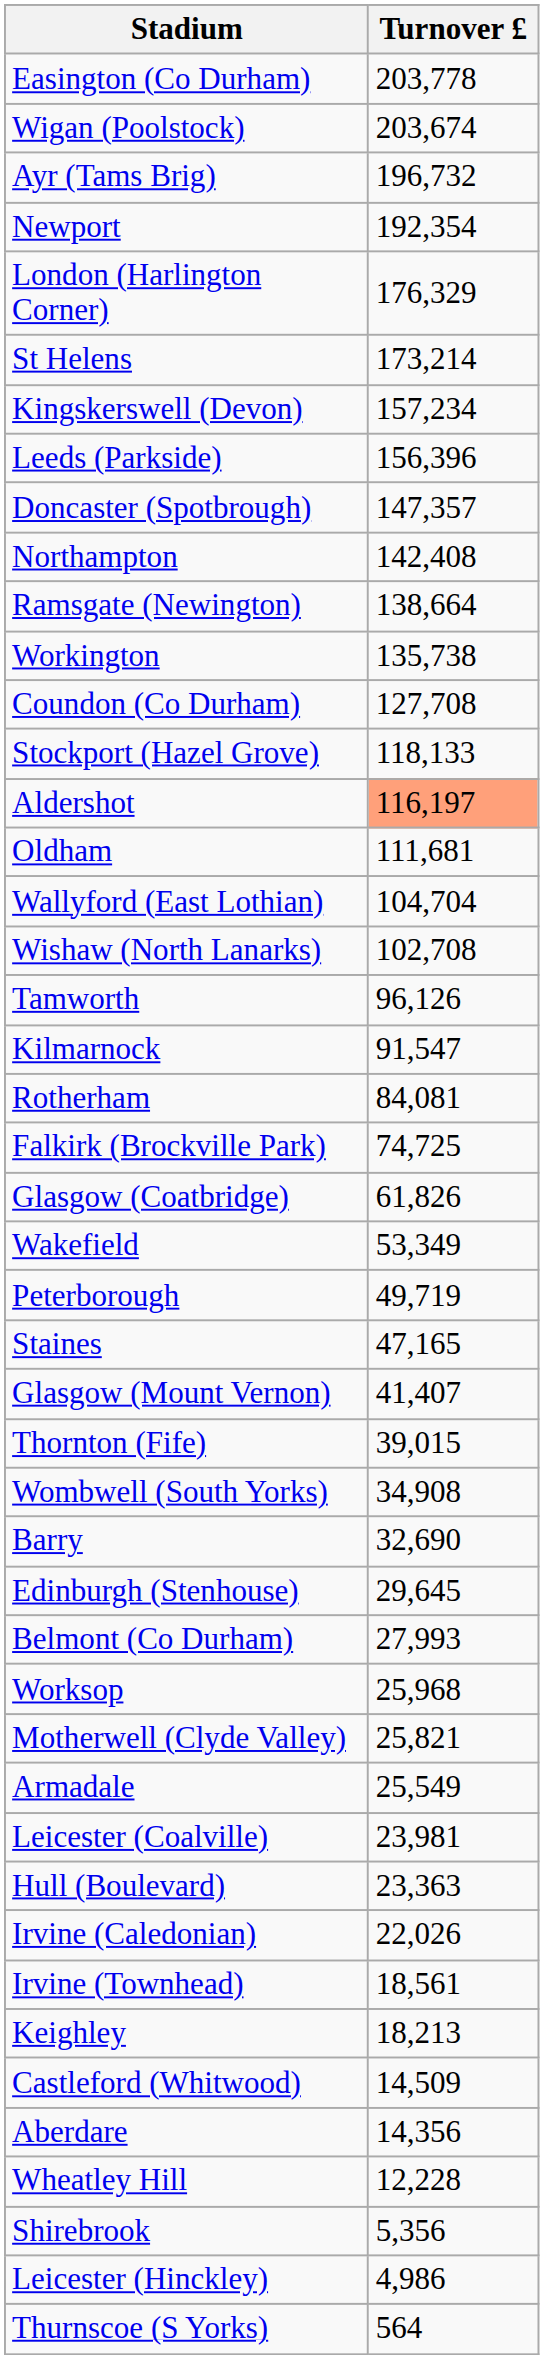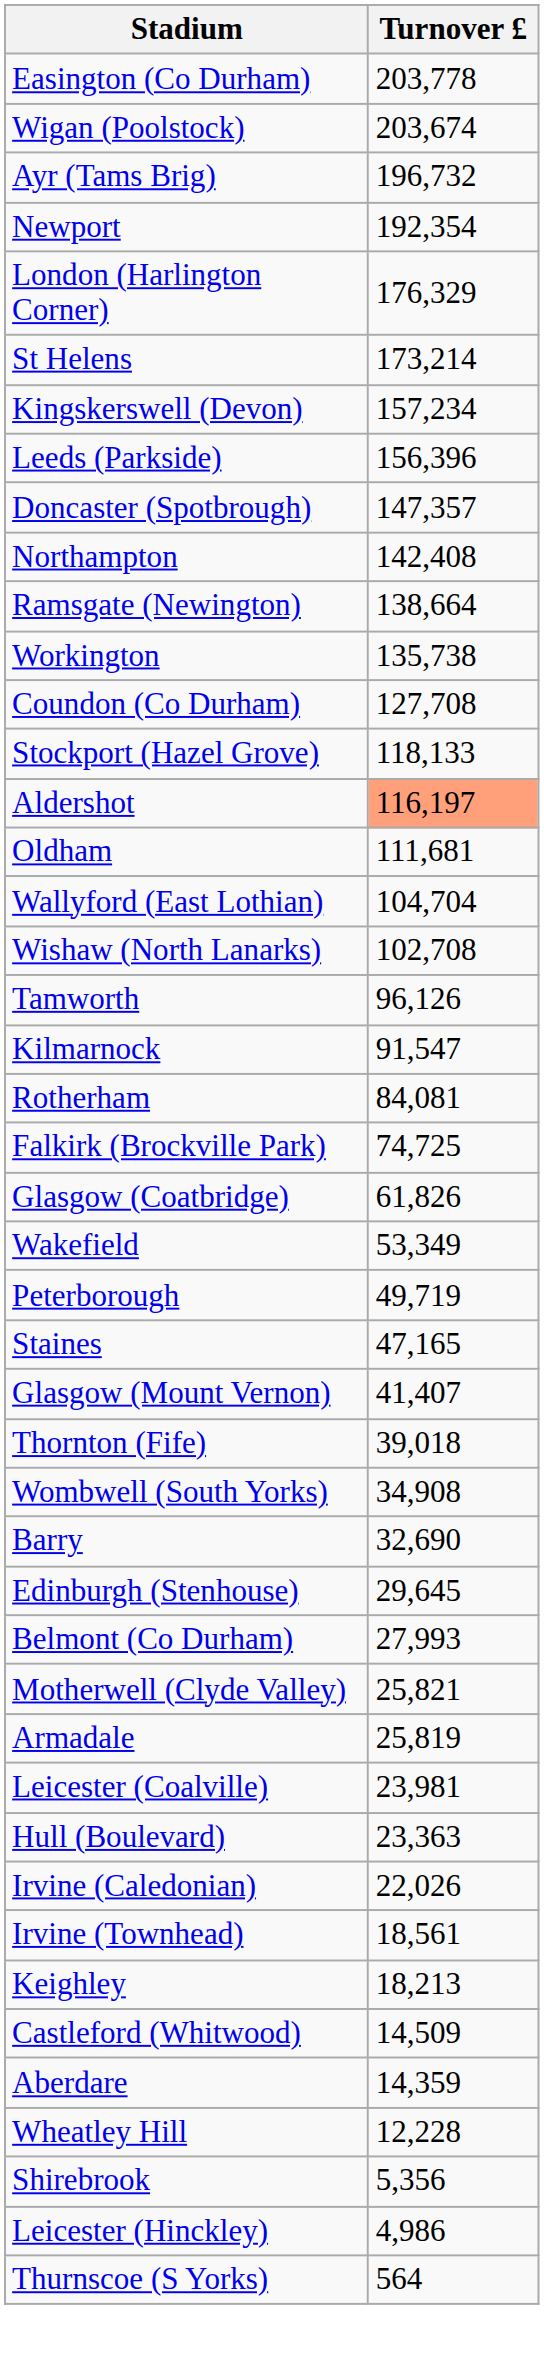(418, 1442) 39,015 -> (418, 1442) 39,018
- row: (68, 1688)
(418, 1786) 25,549 -> (418, 1737) 25,819
(418, 2131) 14,356 -> (418, 2082) 14,359
